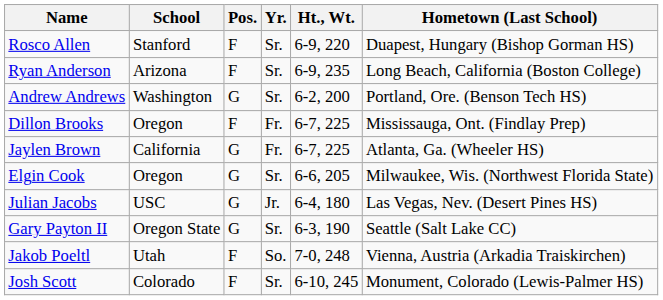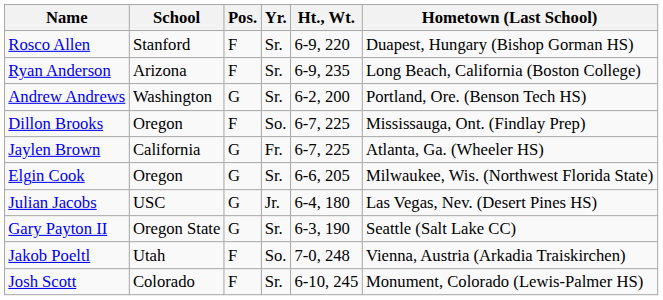(274, 123) Fr. -> (276, 123) So.
